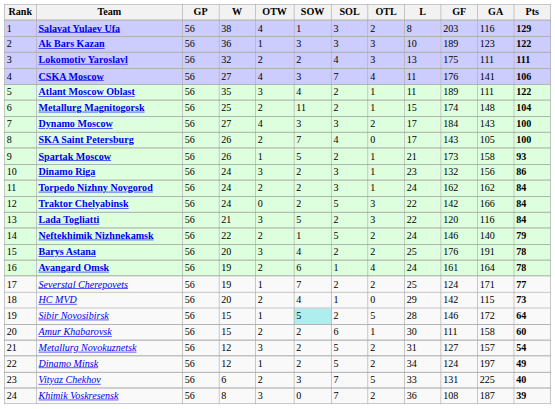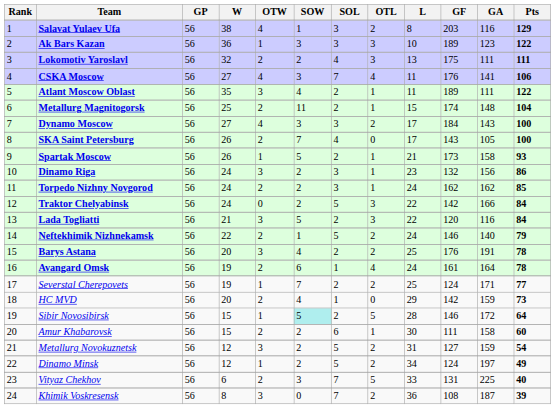(521, 188) 84 -> (521, 188) 85
(487, 300) 115 -> (487, 300) 159
(487, 348) 157 -> (487, 348) 159
